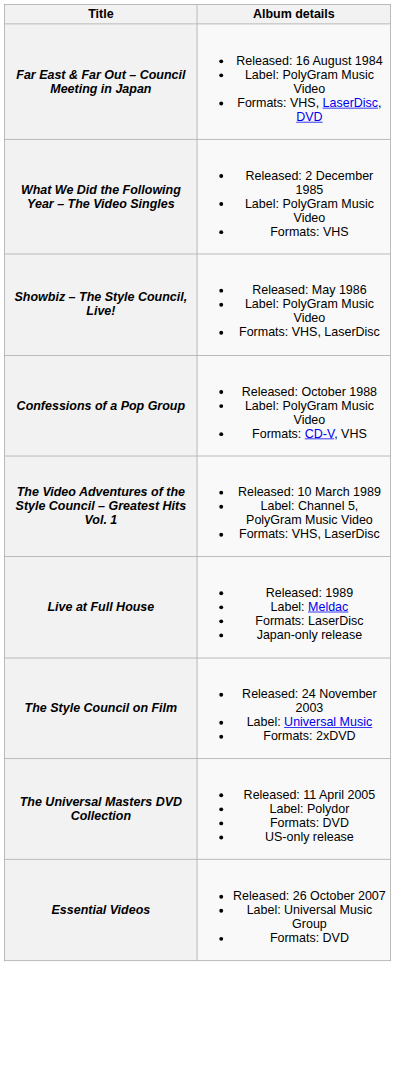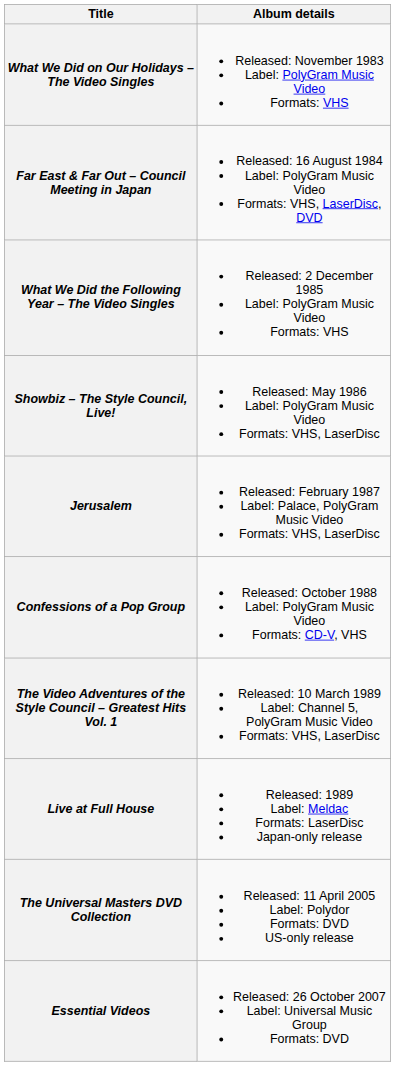+ row: (101, 74)
+ row: (101, 506)
- row: (101, 708)
